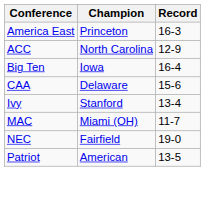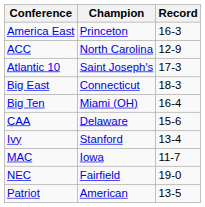+ row: (33, 67)
+ row: (28, 85)
(92, 67) Iowa -> (109, 103) Miami (OH)
(109, 121) Miami (OH) -> (92, 157) Iowa
